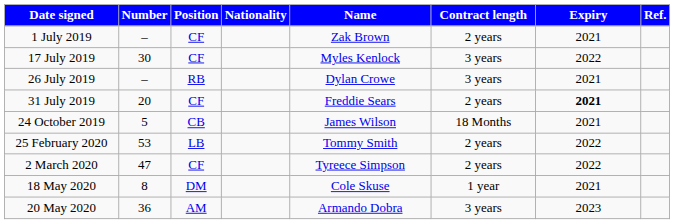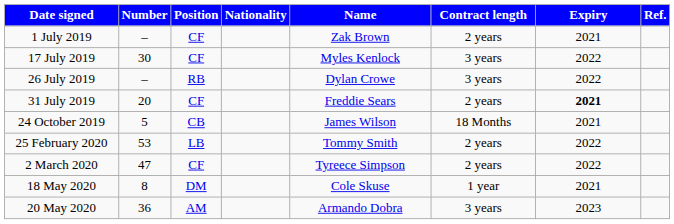(588, 79) 2021 -> (588, 79) 2022
